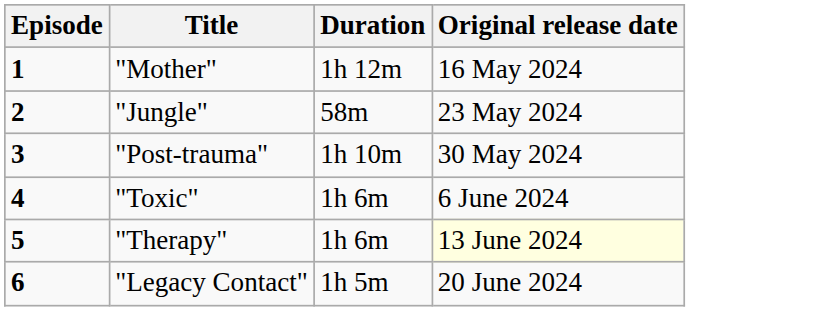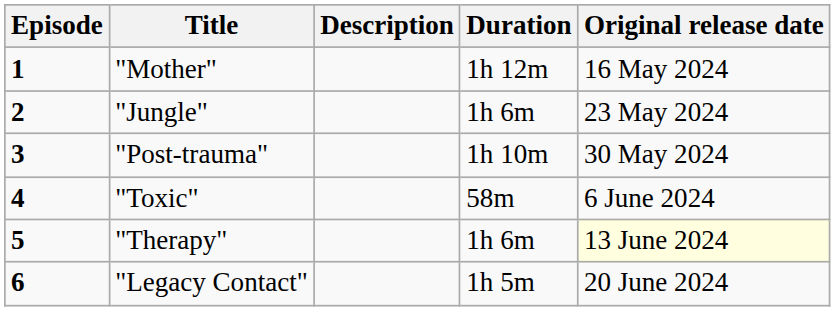+ column: (387, 25)
(344, 111) 58m -> (501, 111) 1h 6m
(354, 197) 1h 6m -> (490, 197) 58m
